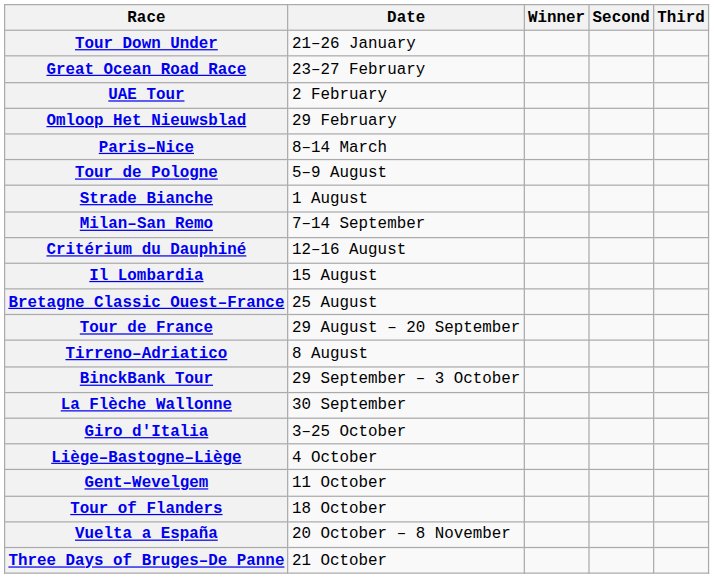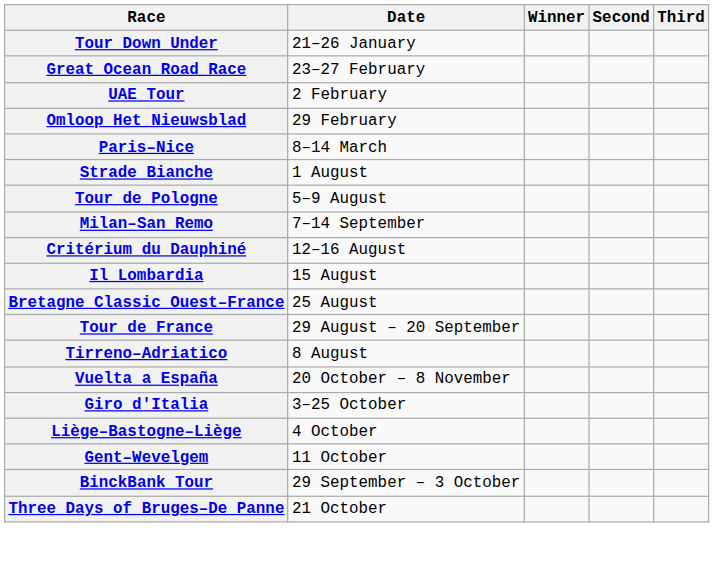rows swapped: (146, 198) <-> (146, 173)
rows swapped: (146, 379) <-> (146, 535)
- row: (146, 405)
- row: (146, 509)
